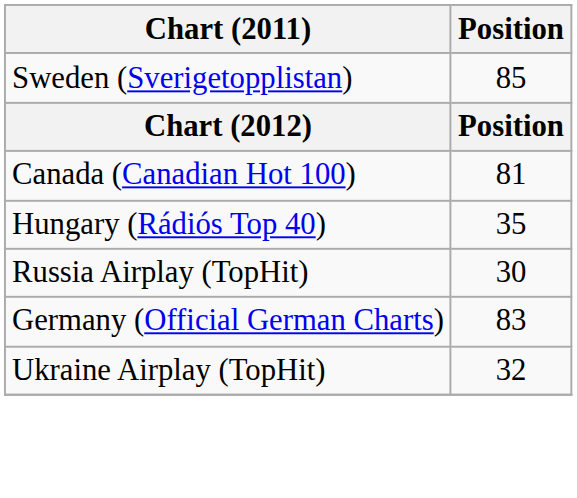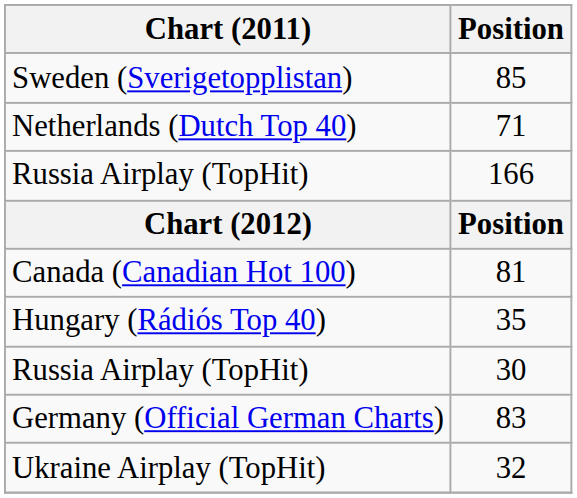+ row: (511, 126)
+ row: (511, 175)
